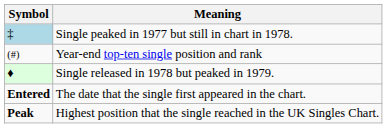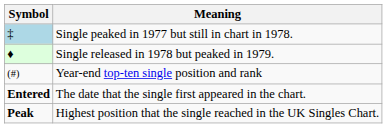rows swapped: (165, 73) <-> (159, 53)
